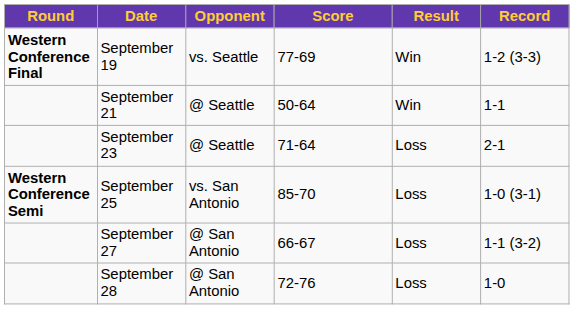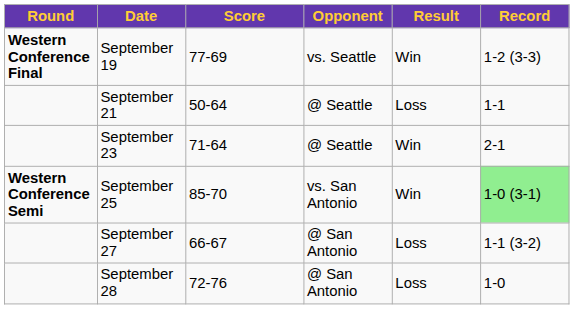columns swapped: (230, 16) <-> (333, 16)
(408, 105) Win -> (411, 105) Loss
(411, 145) Loss -> (408, 145) Win
(411, 194) Loss -> (408, 194) Win
(512, 194) no background -> (512, 194) lightgreen background
